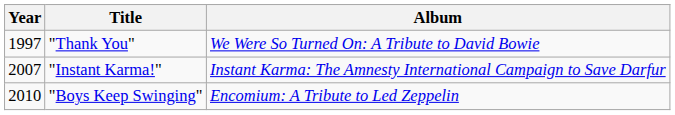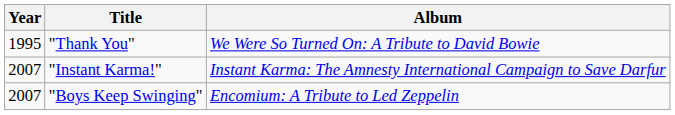(25, 43) 1997 -> (25, 43) 1995
(25, 95) 2010 -> (25, 95) 2007
